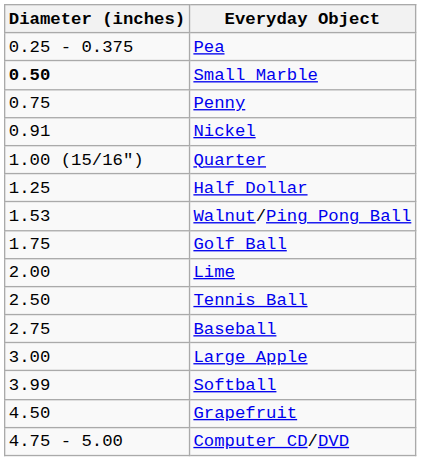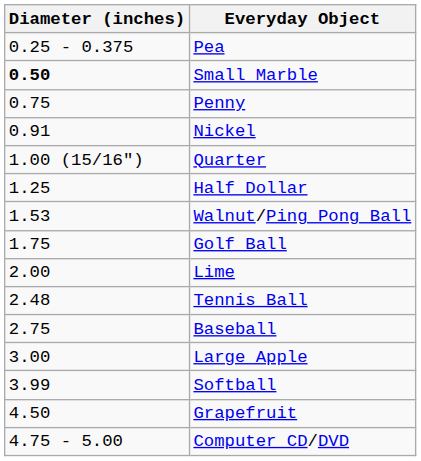(30, 301) 2.50 -> (30, 301) 2.48
